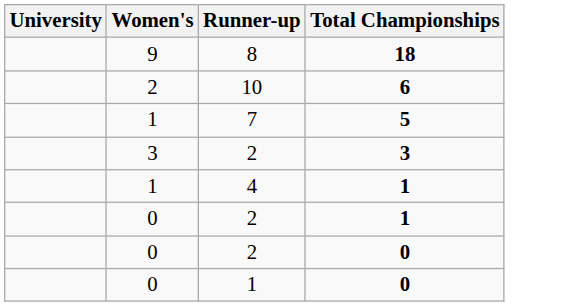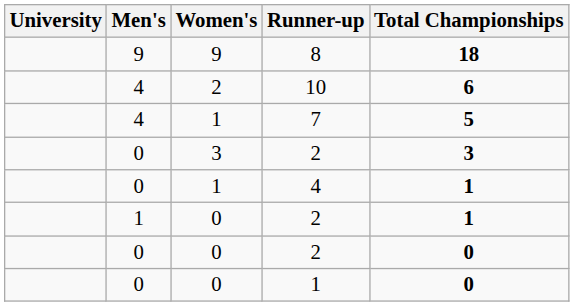+ column: (139, 20)
